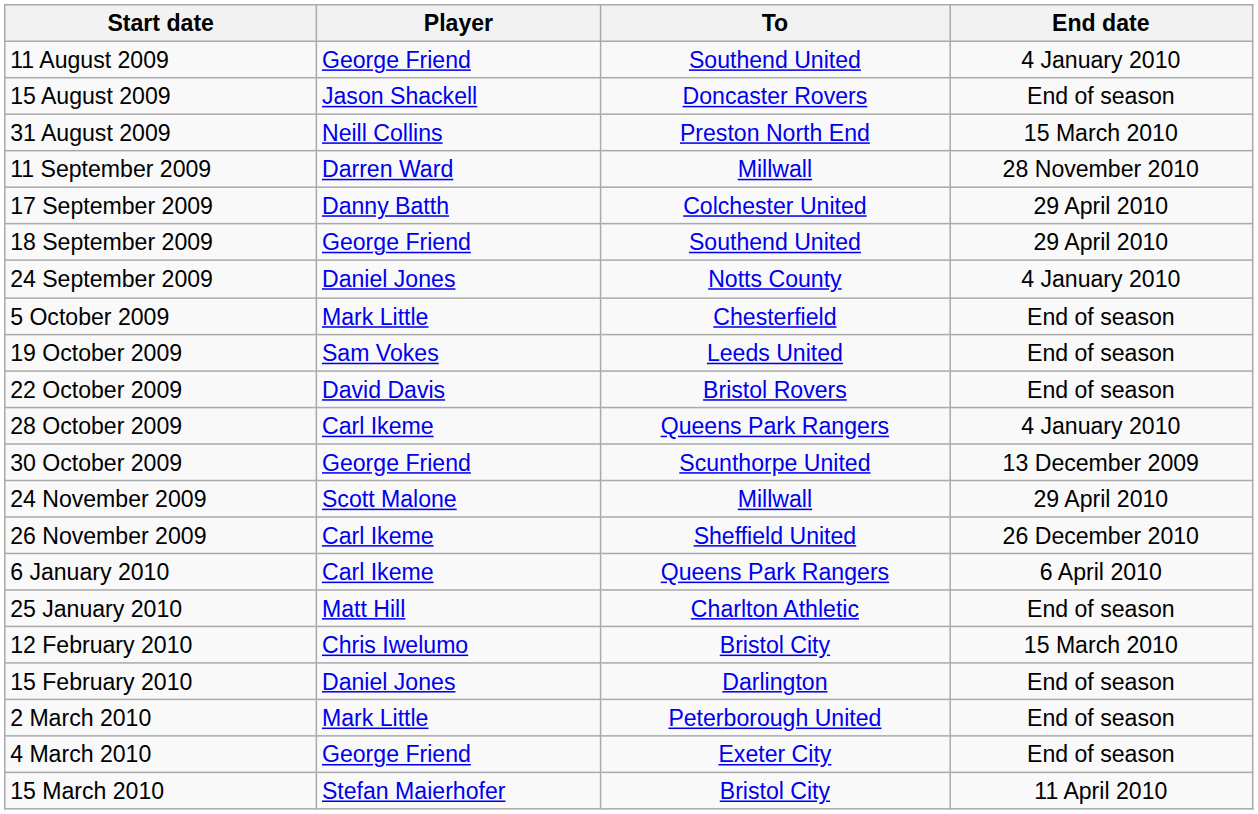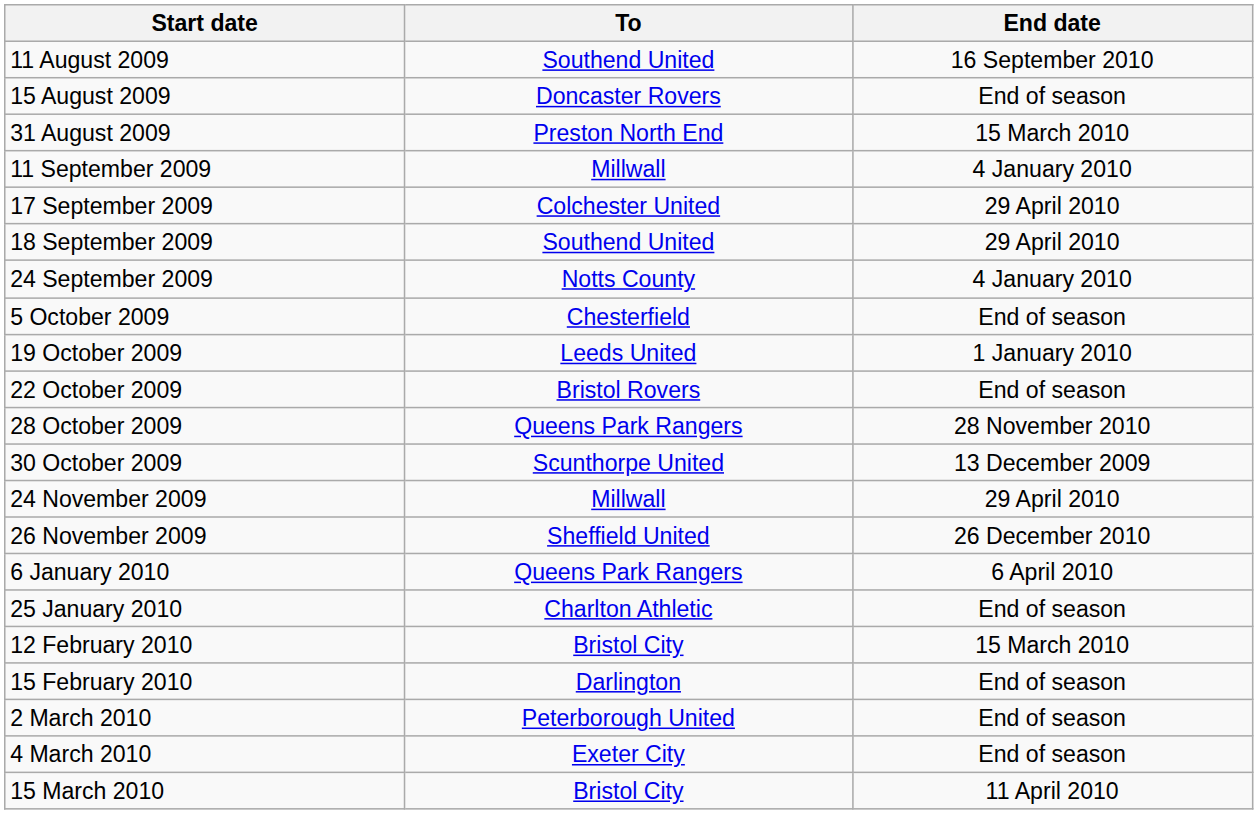- column: (458, 23)
(1101, 60) 4 January 2010 -> (1052, 60) 16 September 2010
(1101, 170) 28 November 2010 -> (1052, 170) 4 January 2010
(1101, 352) End of season -> (1052, 352) 1 January 2010
(1101, 426) 4 January 2010 -> (1052, 426) 28 November 2010
